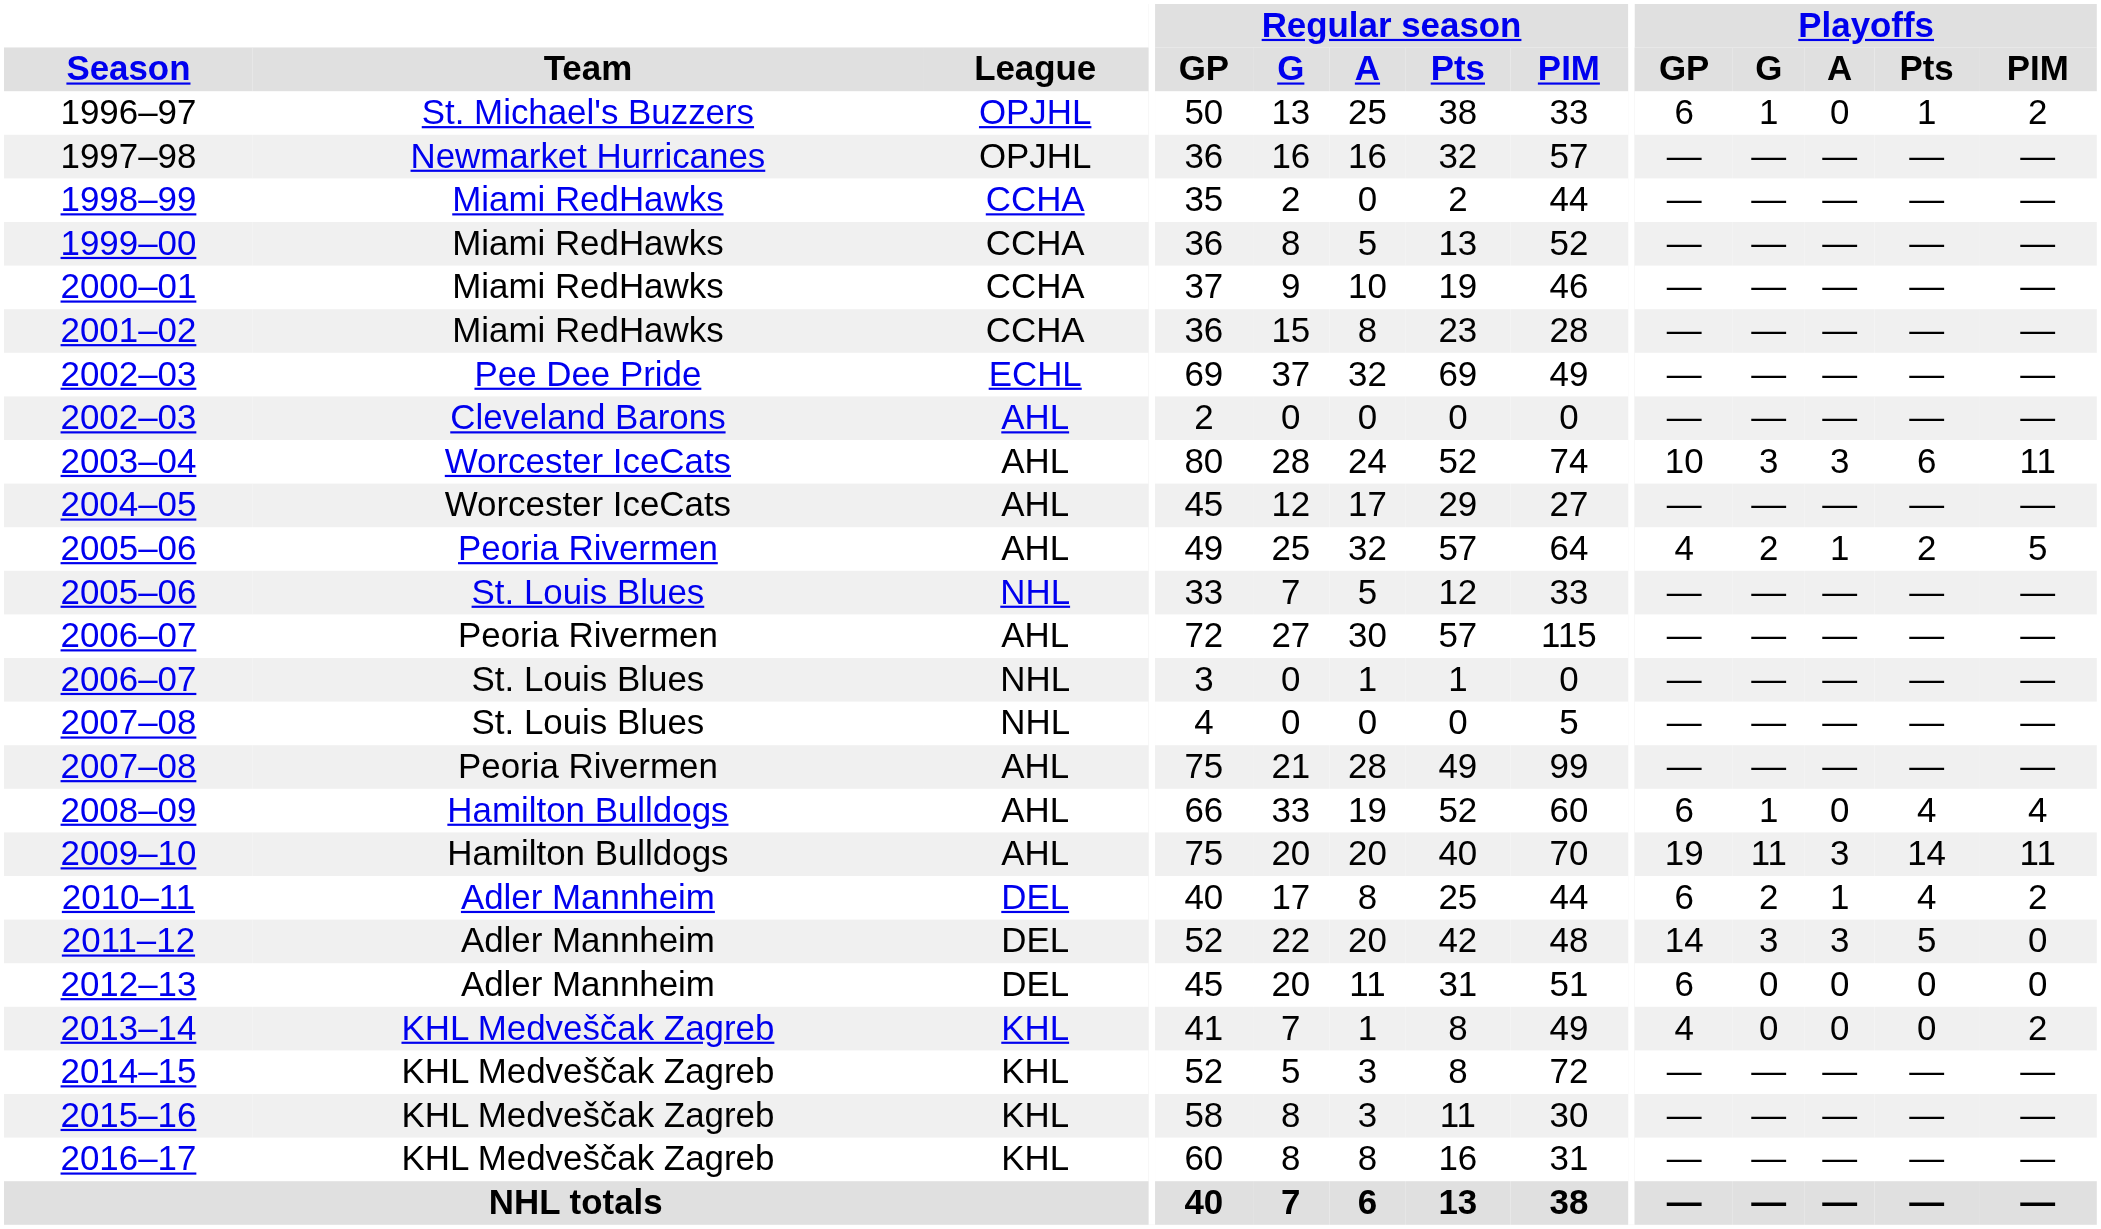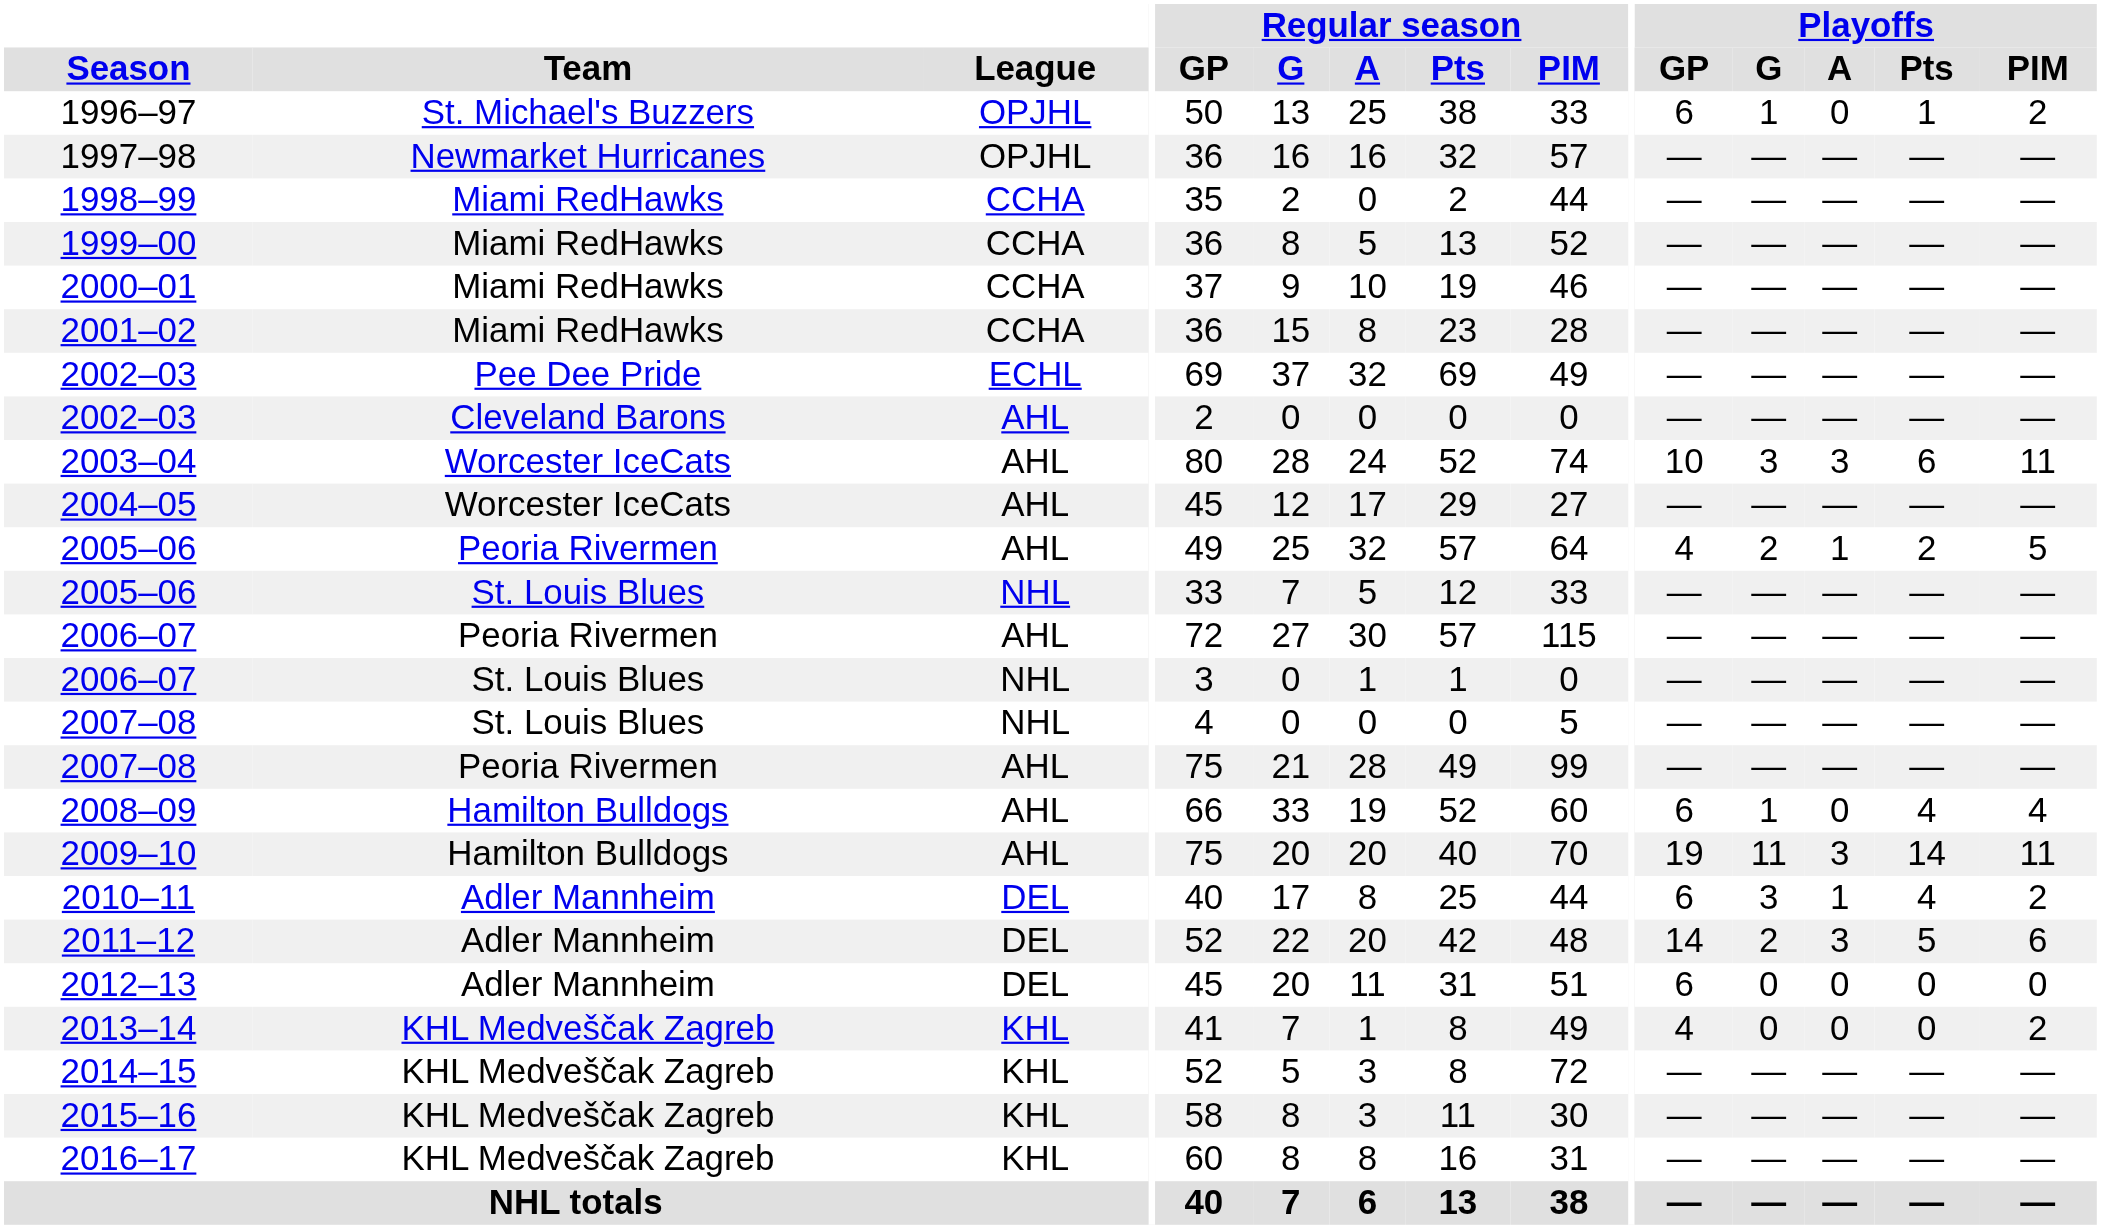(1769, 897) 2 -> (1769, 897) 3
(1769, 940) 3 -> (1769, 940) 2
(2038, 940) 0 -> (2038, 940) 6
